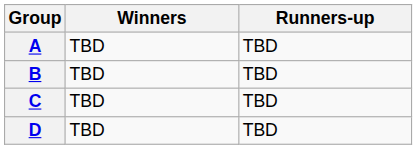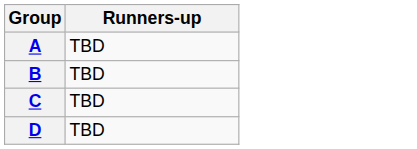- column: (152, 18)
